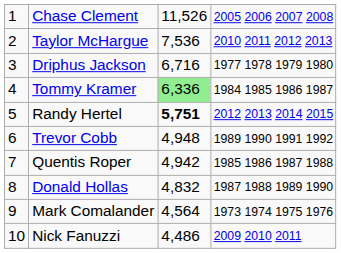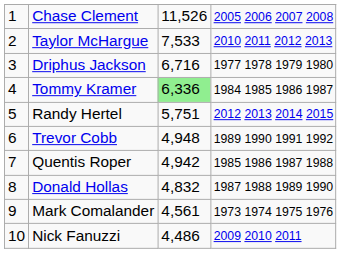(181, 41) 7,536 -> (181, 41) 7,533
(181, 114) bold -> (181, 114) normal
(181, 211) 4,564 -> (181, 211) 4,561
